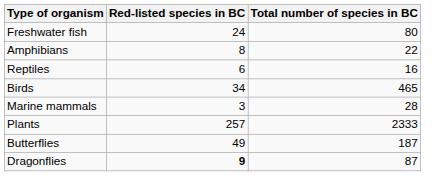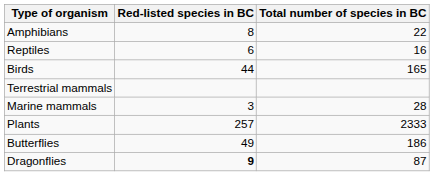- row: (47, 32)
(239, 87) 34 -> (247, 69) 44
(408, 87) 465 -> (417, 69) 165
+ row: (60, 87)
(408, 143) 187 -> (417, 143) 186
